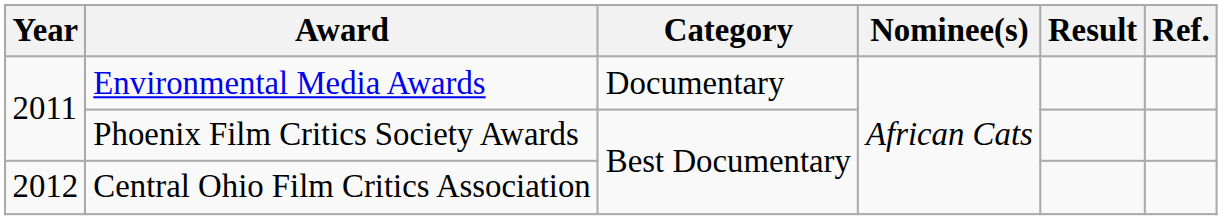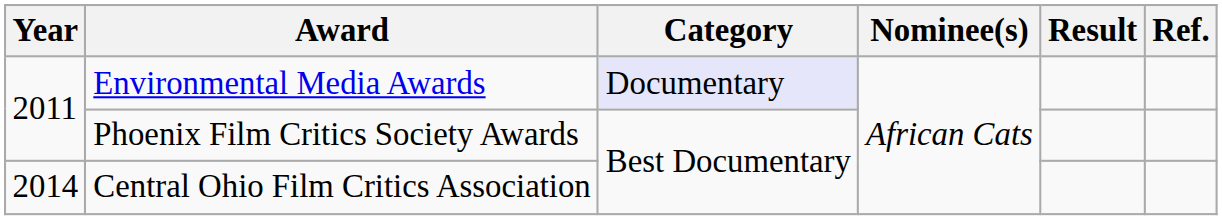(695, 82) no background -> (695, 82) lavender background
(45, 186) 2012 -> (45, 186) 2014
